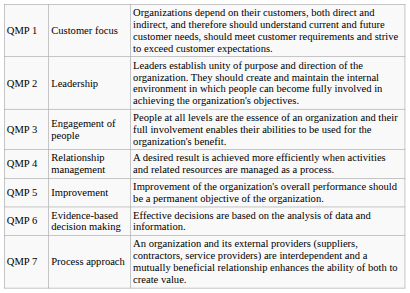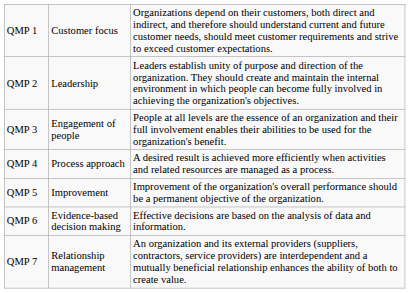(78, 164) Relationship management -> (88, 164) Process approach
(88, 261) Process approach -> (78, 261) Relationship management
